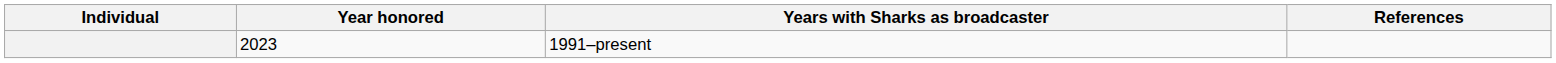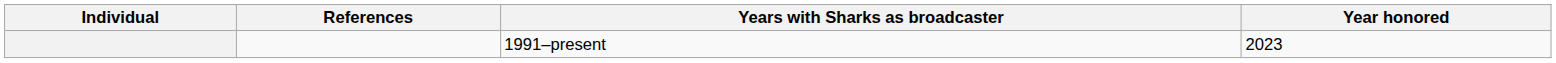columns swapped: (391, 17) <-> (1419, 17)
